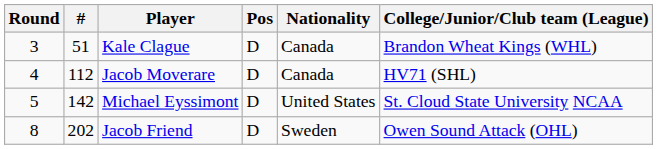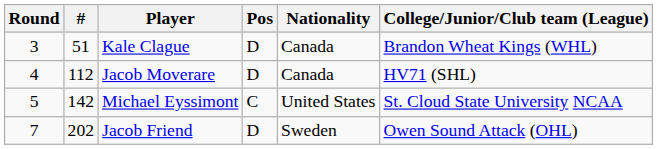(253, 102) D -> (252, 102) C
(34, 130) 8 -> (34, 130) 7
